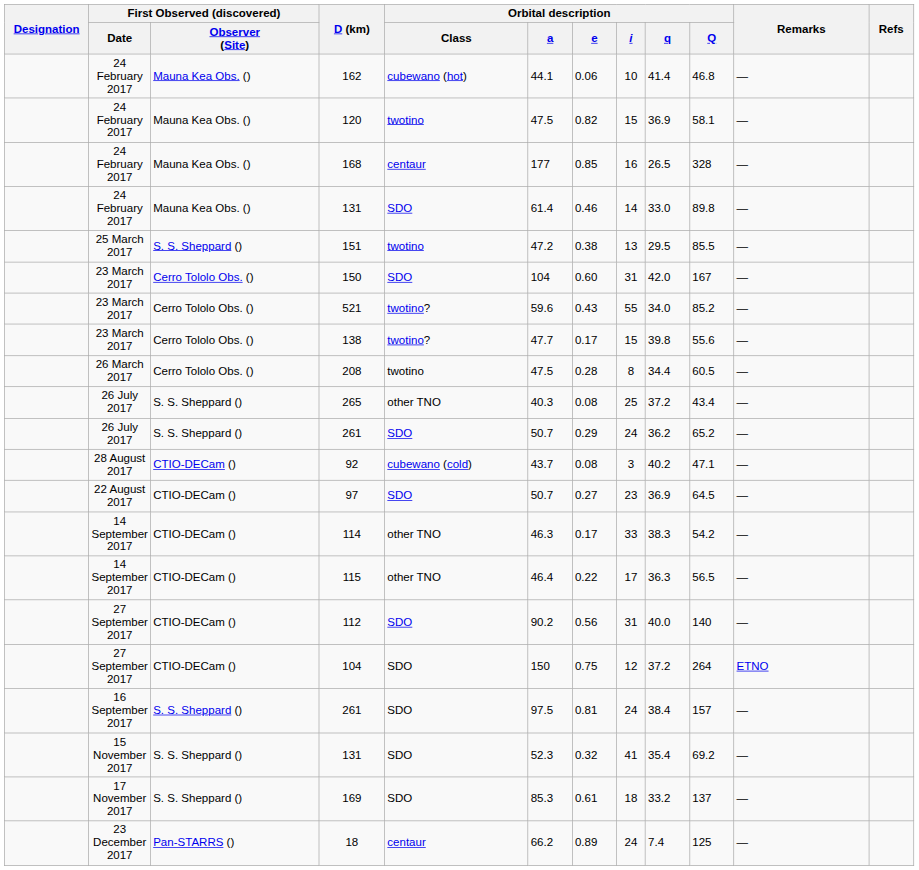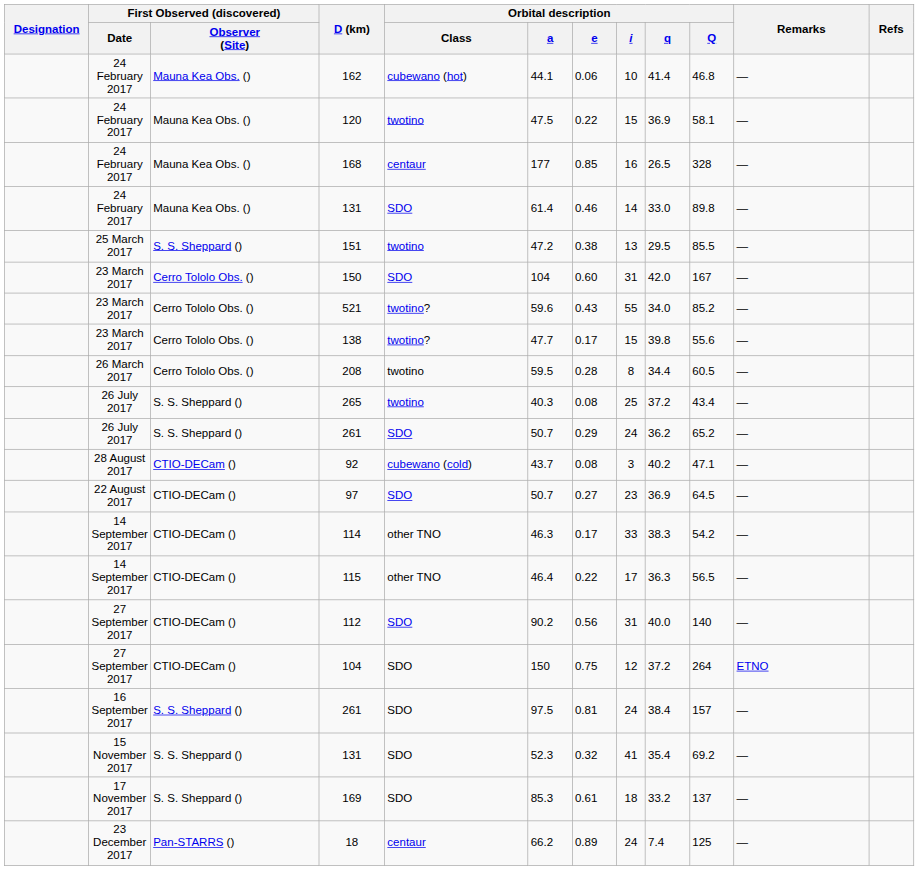(586, 120) 0.82 -> (586, 120) 0.22
(542, 371) 47.5 -> (542, 371) 59.5
(414, 402) other TNO -> (406, 402) twotino
